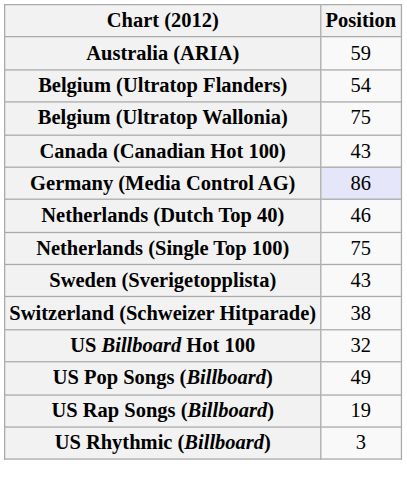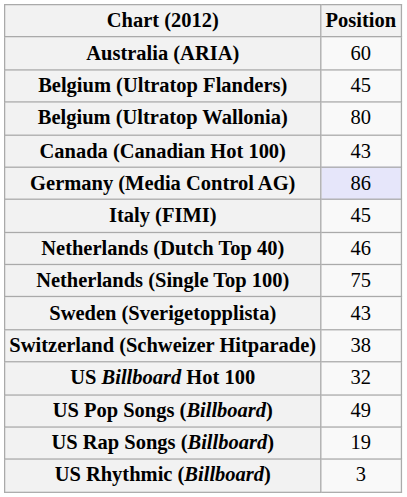(361, 53) 59 -> (361, 53) 60
(361, 85) 54 -> (361, 85) 45
(361, 118) 75 -> (361, 118) 80
+ row: (163, 215)
